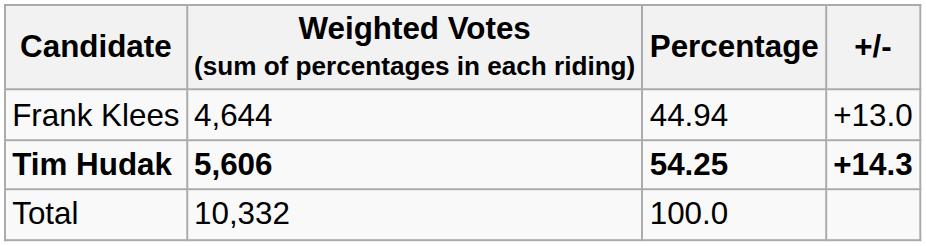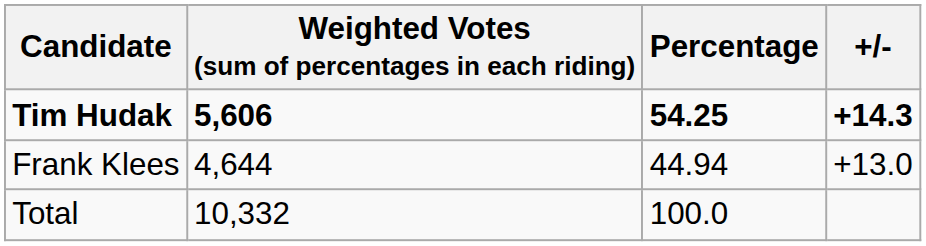rows swapped: (92, 164) <-> (96, 114)
